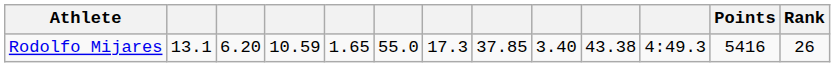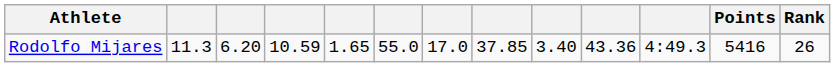(191, 47) 13.1 -> (191, 47) 11.3
(448, 47) 17.3 -> (448, 47) 17.0
(611, 47) 43.38 -> (611, 47) 43.36
